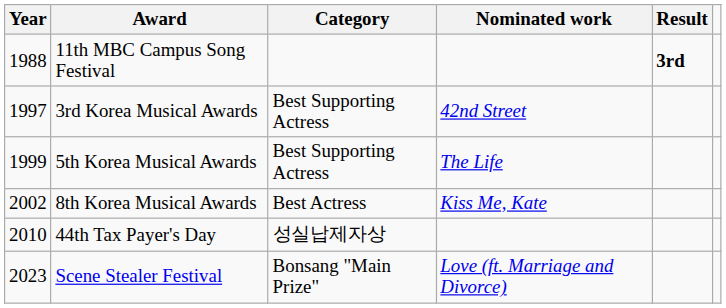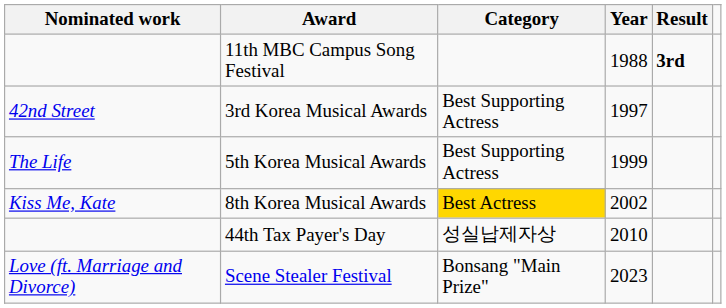columns swapped: (28, 19) <-> (544, 19)
(320, 202) no background -> (489, 202) gold background
